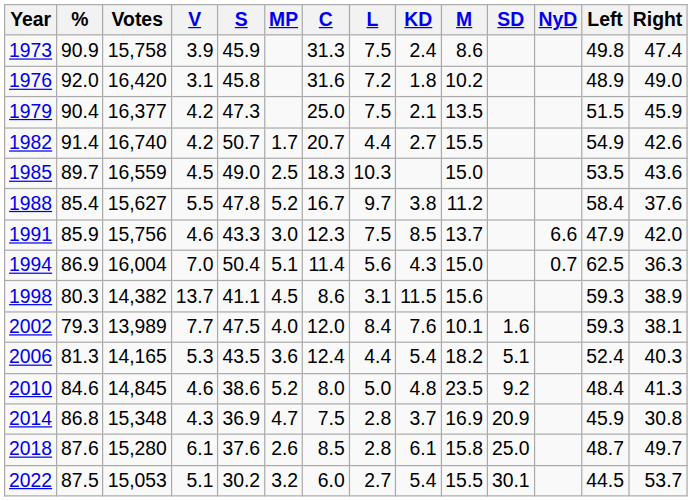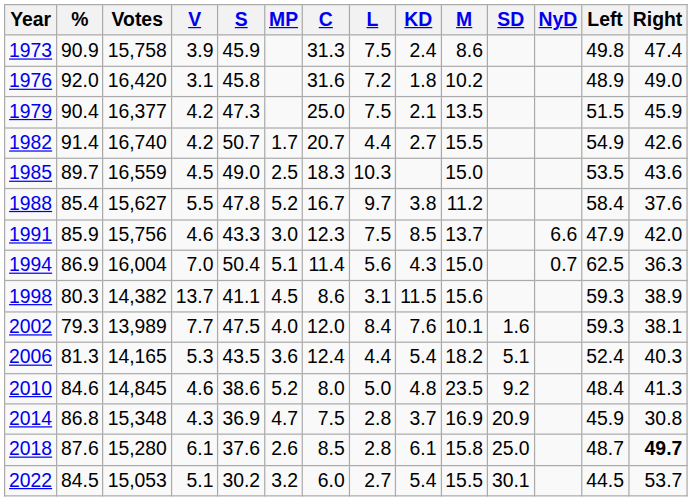(663, 449) normal -> (663, 449) bold
(80, 480) 87.5 -> (80, 480) 84.5
